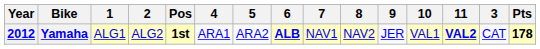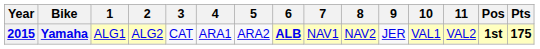columns swapped: (494, 14) <-> (180, 14)
(21, 34) 2012 -> (21, 34) 2015
(461, 34) bold -> (461, 34) normal
(522, 34) 178 -> (521, 34) 175
